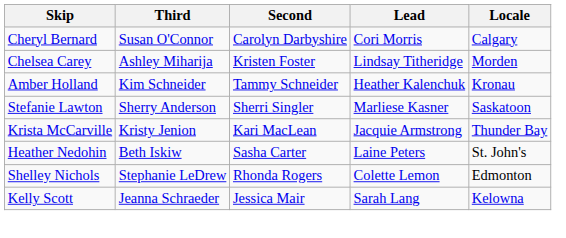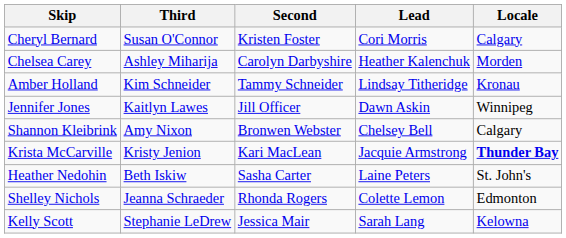(290, 38) Carolyn Darbyshire -> (279, 38) Kristen Foster
(274, 61) Kristen Foster -> (295, 61) Carolyn Darbyshire
(408, 61) Lindsay Titheridge -> (414, 61) Heather Kalenchuk
(409, 84) Heather Kalenchuk -> (413, 84) Lindsay Titheridge
+ row: (49, 107)
+ row: (62, 130)
- row: (55, 107)
(510, 130) normal -> (517, 152) bold
(173, 175) Stephanie LeDrew -> (174, 198) Jeanna Schraeder
(169, 198) Jeanna Schraeder -> (177, 221) Stephanie LeDrew
